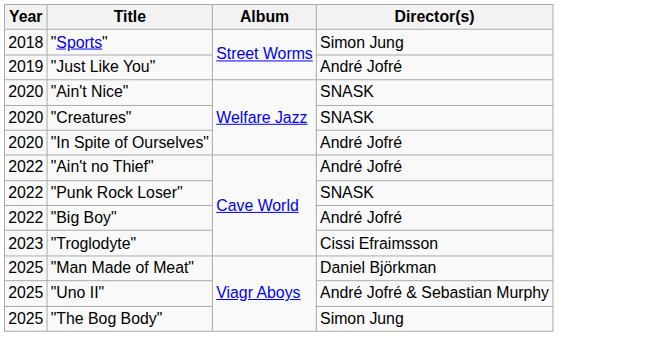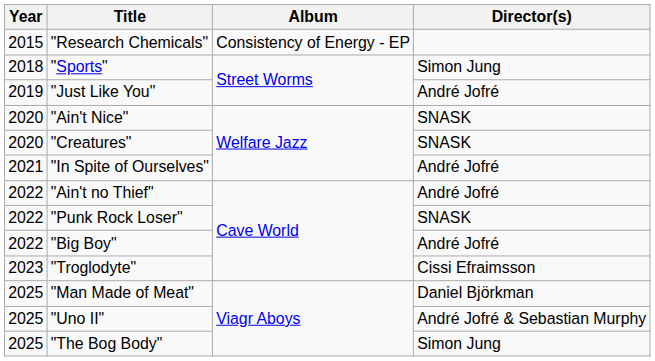+ row: (129, 42)
(26, 142) 2020 -> (26, 167) 2021
